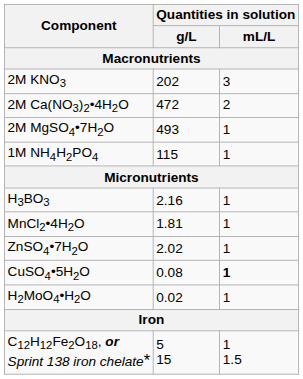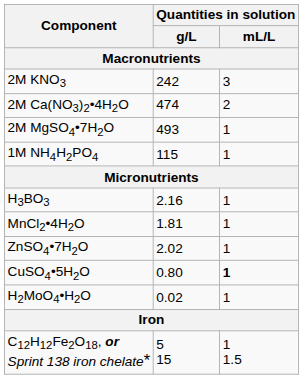(168, 81) 202 -> (168, 81) 242
(168, 105) 472 -> (168, 105) 474
(170, 272) 0.08 -> (170, 272) 0.80
